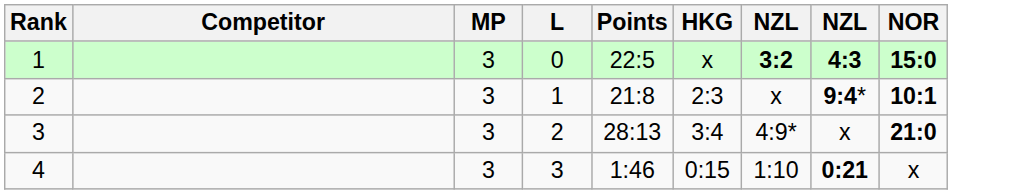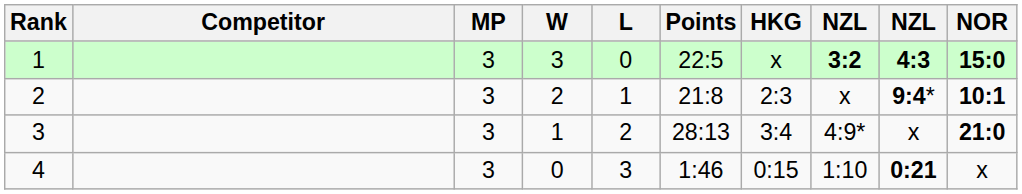+ column: (557, 22)
